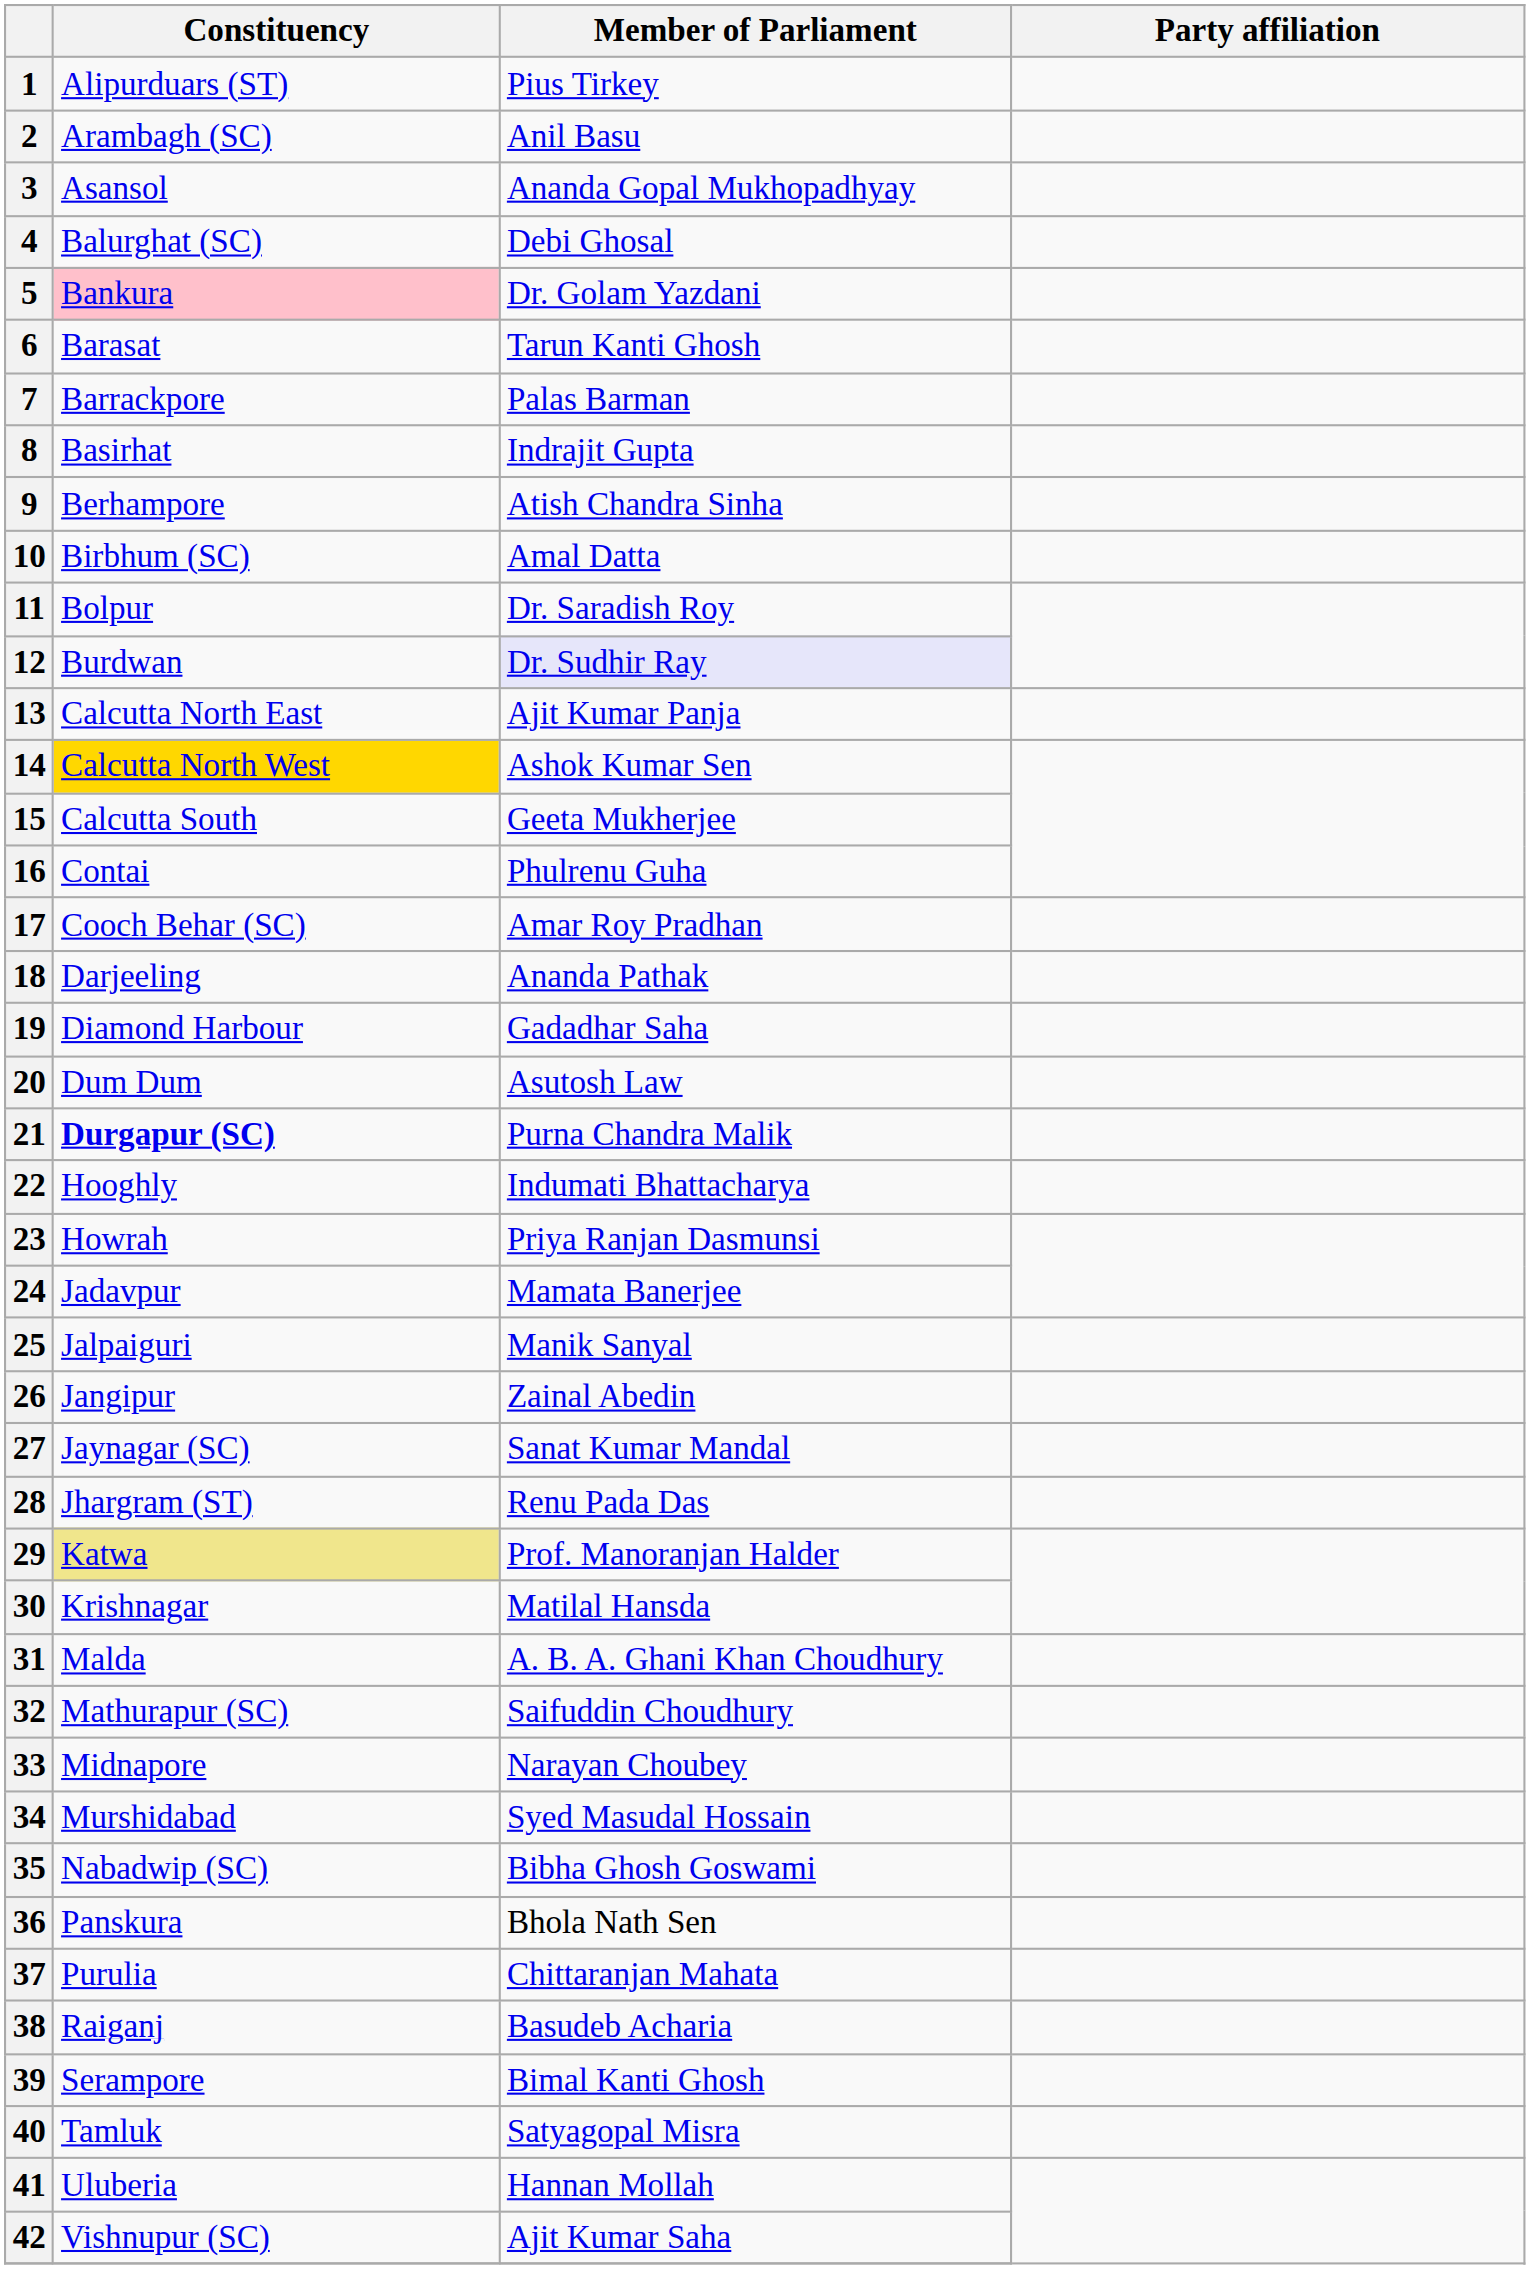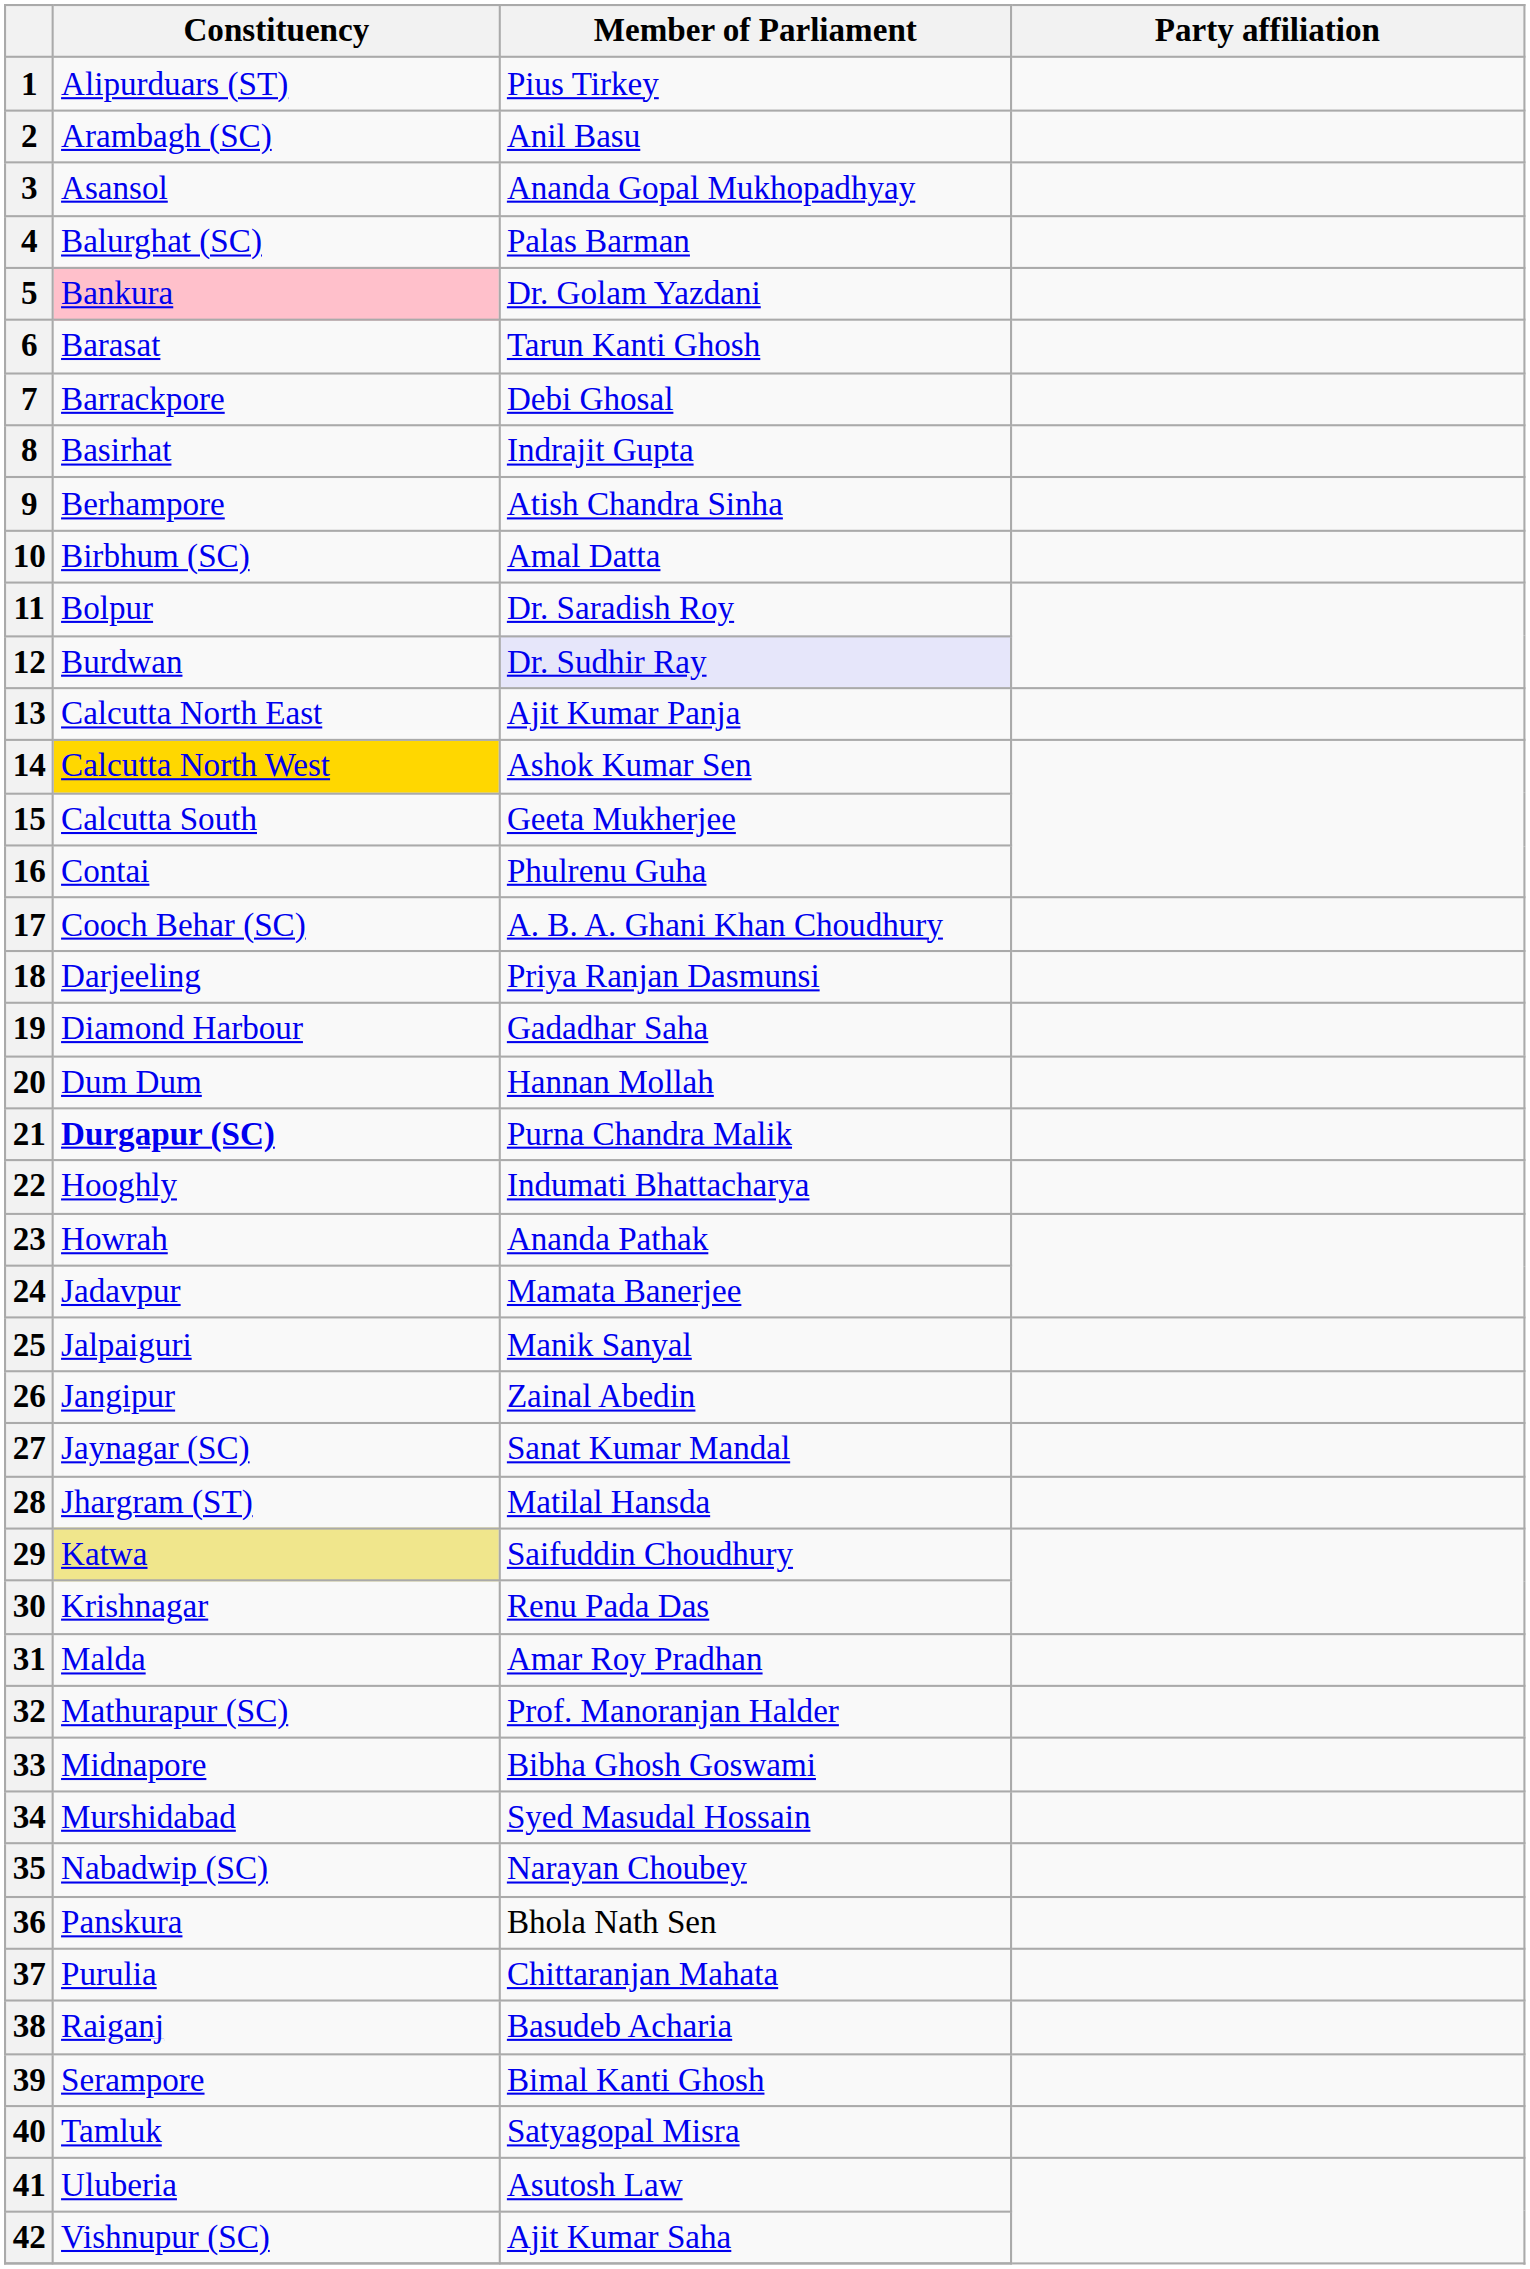(590, 240) Debi Ghosal -> (598, 240) Palas Barman
(598, 398) Palas Barman -> (590, 398) Debi Ghosal
(635, 923) Amar Roy Pradhan -> (725, 923) A. B. A. Ghani Khan Choudhury
(608, 976) Ananda Pathak -> (663, 976) Priya Ranjan Dasmunsi
(595, 1081) Asutosh Law -> (610, 1081) Hannan Mollah
(663, 1238) Priya Ranjan Dasmunsi -> (608, 1238) Ananda Pathak
(608, 1501) Renu Pada Das -> (609, 1501) Matilal Hansda
(673, 1554) Prof. Manoranjan Halder -> (650, 1554) Saifuddin Choudhury
(609, 1606) Matilal Hansda -> (608, 1606) Renu Pada Das
(725, 1659) A. B. A. Ghani Khan Choudhury -> (635, 1659) Amar Roy Pradhan
(650, 1711) Saifuddin Choudhury -> (673, 1711) Prof. Manoranjan Halder
(627, 1764) Narayan Choubey -> (661, 1764) Bibha Ghosh Goswami
(661, 1869) Bibha Ghosh Goswami -> (627, 1869) Narayan Choubey
(610, 2184) Hannan Mollah -> (595, 2184) Asutosh Law
